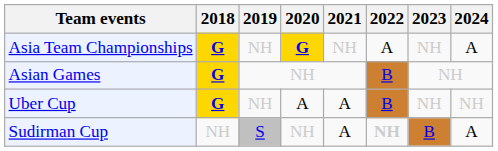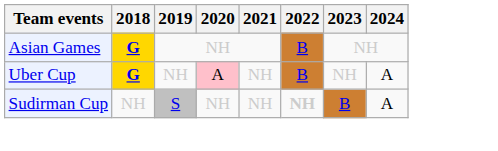- row: (101, 47)
(302, 103) no background -> (218, 75) pink background
(345, 103) A -> (260, 75) NH
(471, 103) NH -> (387, 75) A
(345, 132) A -> (260, 103) NH
